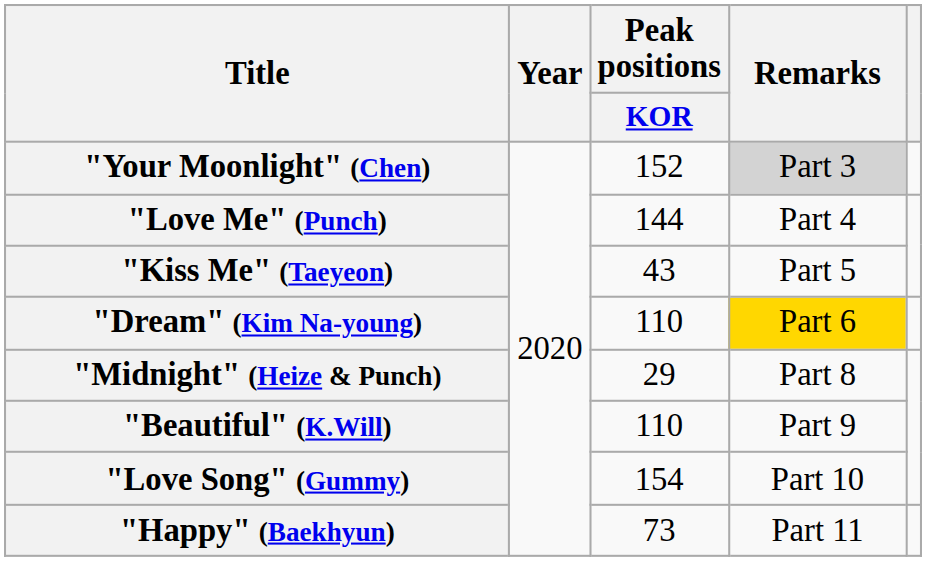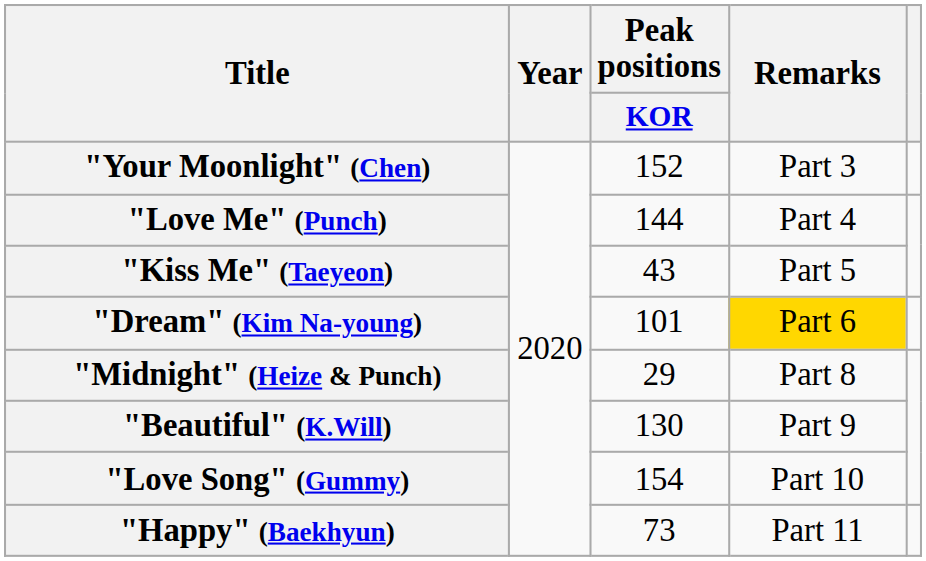(818, 167) lightgrey background -> (818, 167) no background
(659, 322) 110 -> (659, 322) 101
(659, 426) 110 -> (659, 426) 130
